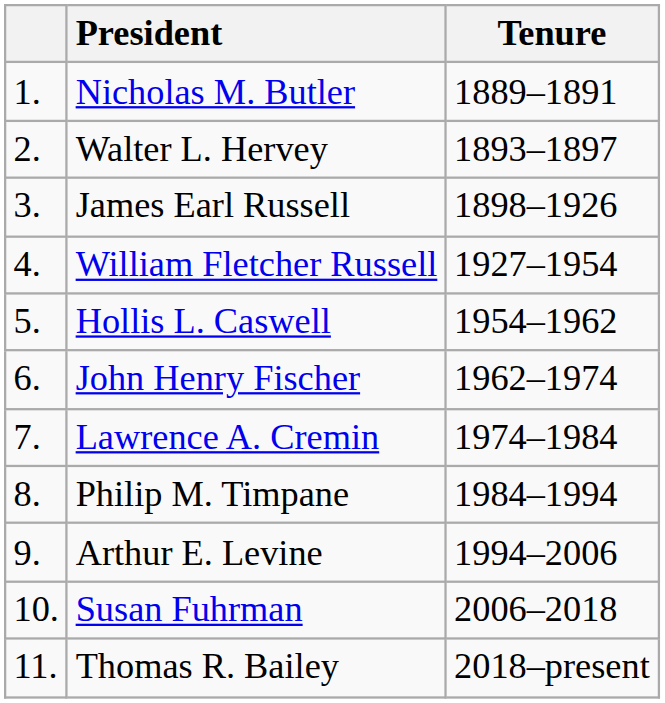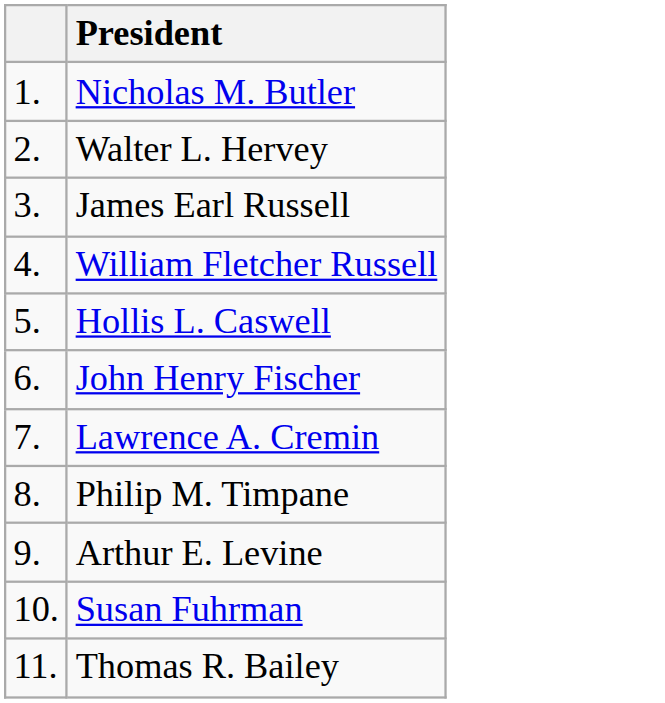- column: (552, 33)
